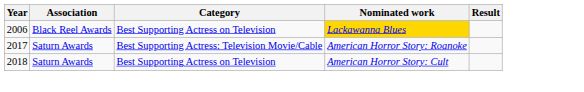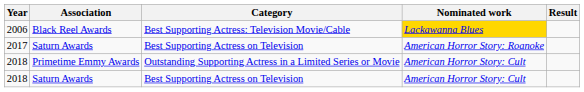(196, 29) Best Supporting Actress on Television -> (247, 29) Best Supporting Actress: Television Movie/Cable
(219, 45) Best Supporting Actress: Television Movie/Cable -> (224, 45) Best Supporting Actress on Television
+ row: (17, 62)
